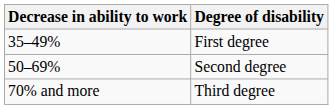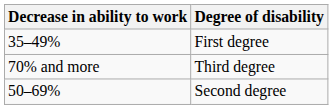rows swapped: (240, 66) <-> (235, 91)
